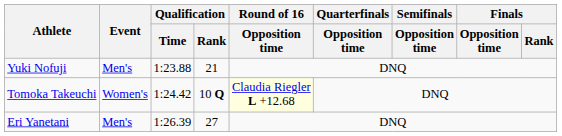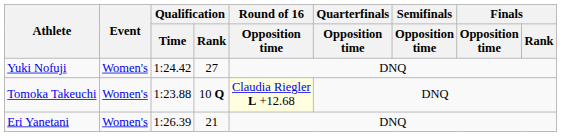(117, 68) Men's -> (125, 68) Women's
(172, 68) 1:23.88 -> (172, 68) 1:24.42
(212, 68) 21 -> (212, 68) 27
(172, 94) 1:24.42 -> (172, 94) 1:23.88
(117, 121) Men's -> (125, 121) Women's
(212, 121) 27 -> (212, 121) 21
